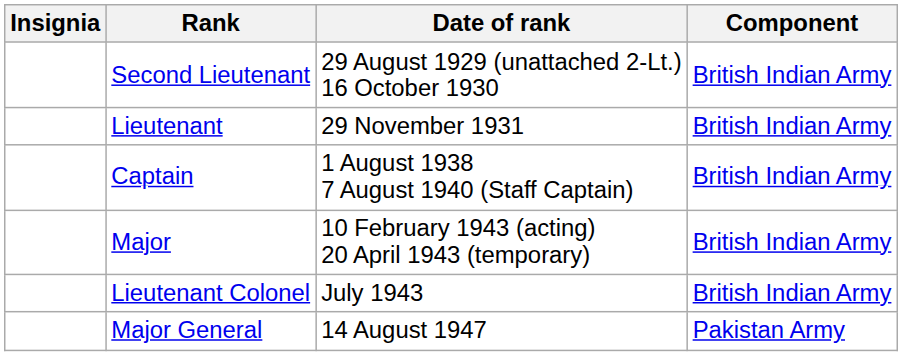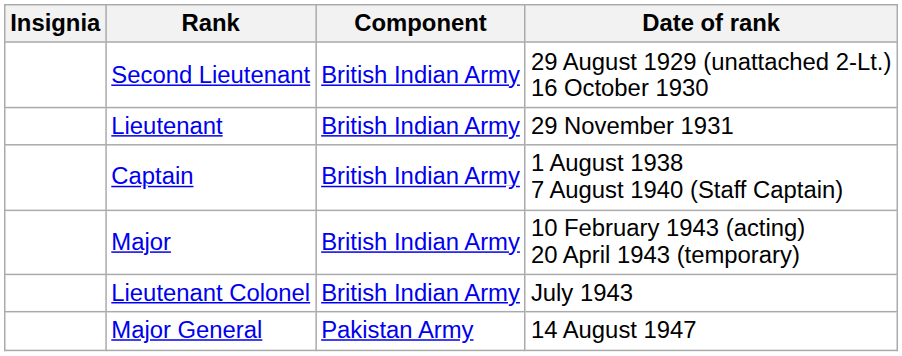columns swapped: (792, 23) <-> (501, 23)
